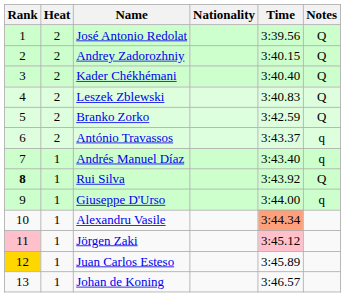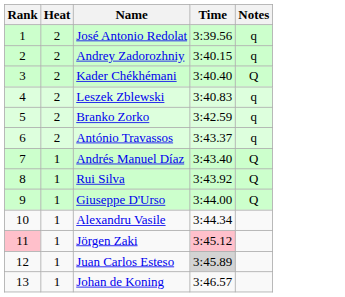- column: (224, 14)
(322, 35) Q -> (254, 35) q
(322, 55) Q -> (254, 55) q
(322, 96) Q -> (254, 96) q
(322, 117) Q -> (254, 117) q
(322, 158) q -> (254, 158) Q
(23, 179) bold -> (23, 179) normal
(322, 199) q -> (254, 199) Q
(281, 220) lightsalmon background -> (213, 220) no background
(23, 261) gold background -> (23, 261) no background
(281, 261) no background -> (213, 261) lightgrey background
